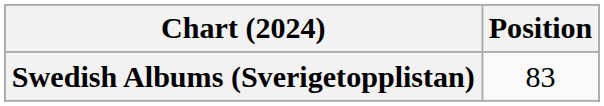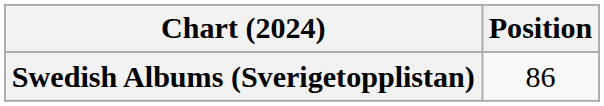(541, 76) 83 -> (541, 76) 86
